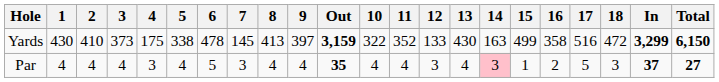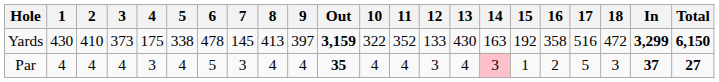(525, 41) 499 -> (525, 41) 192
